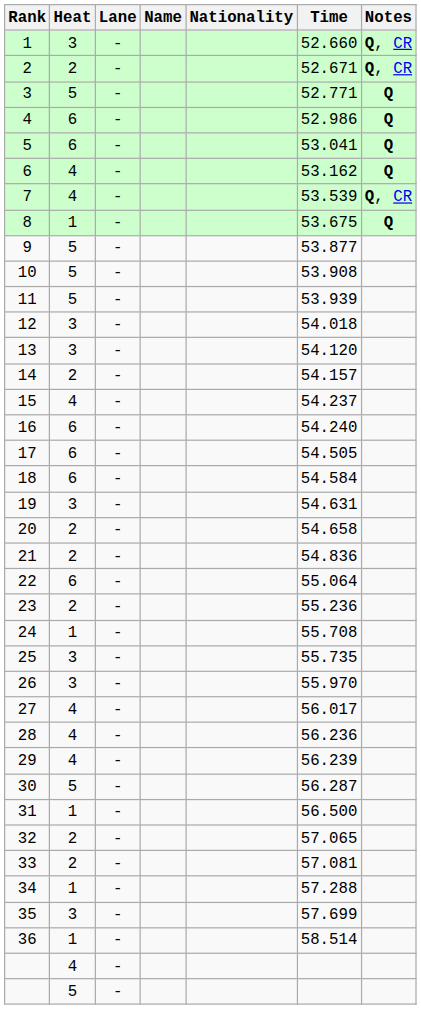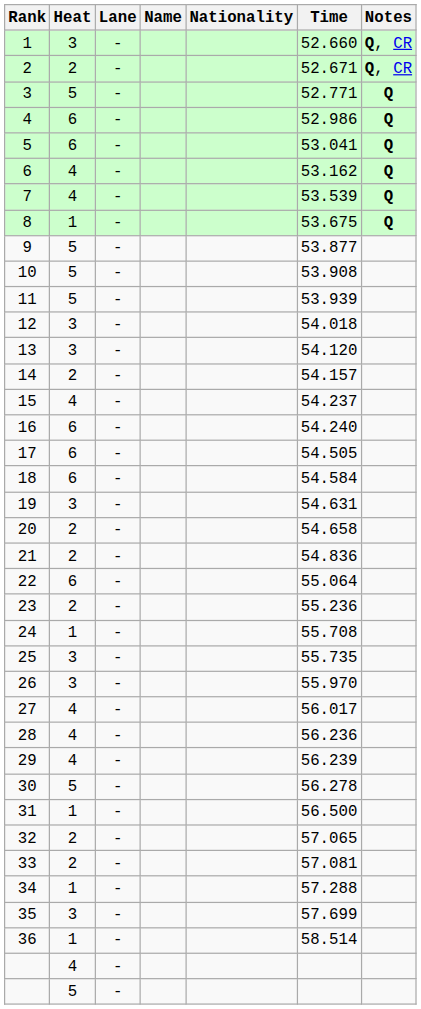(388, 197) Q, CR -> (388, 197) Q
(329, 787) 56.287 -> (329, 787) 56.278
